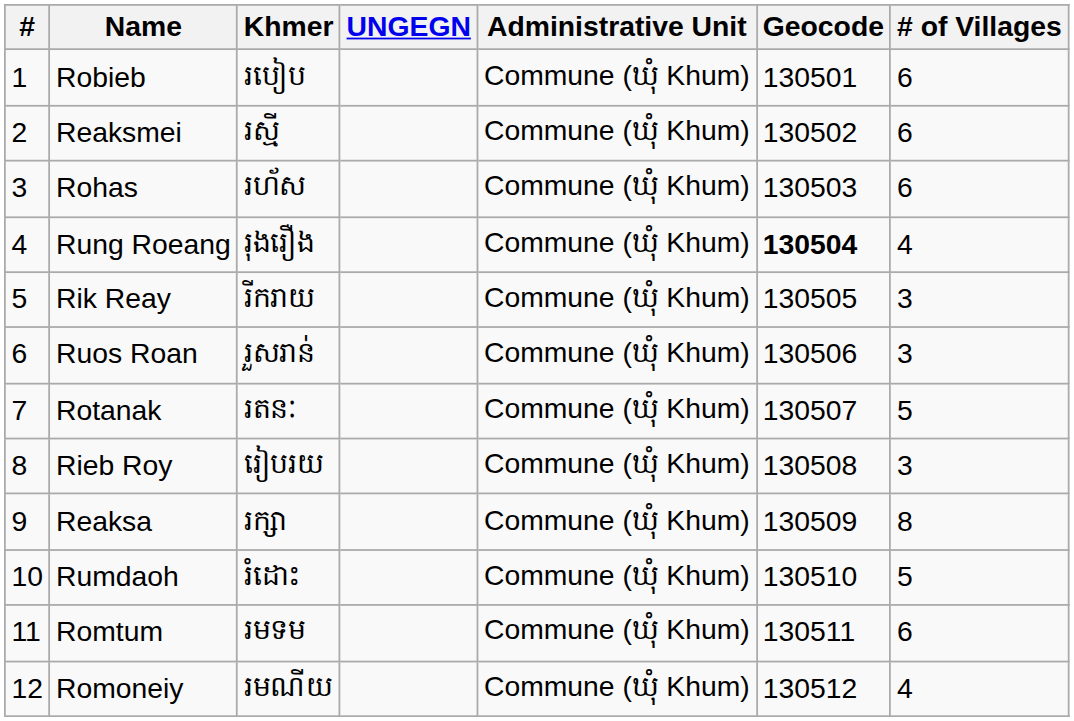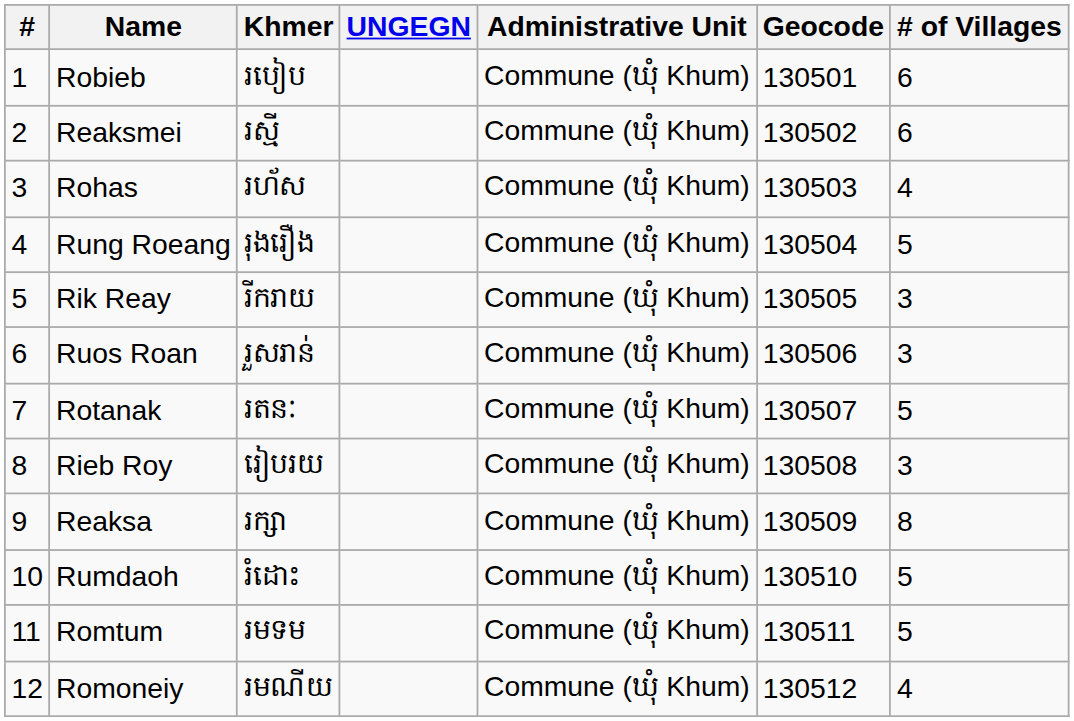(905, 188) 6 -> (905, 188) 4
(810, 243) bold -> (810, 243) normal
(905, 243) 4 -> (905, 243) 5
(905, 632) 6 -> (905, 632) 5
